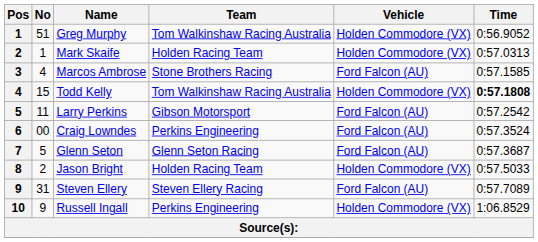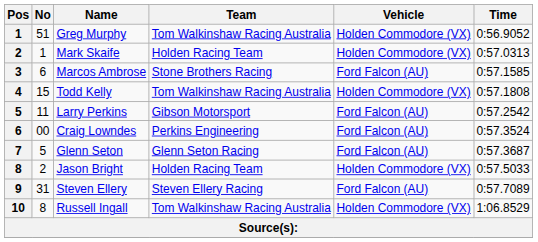(43, 72) 4 -> (43, 72) 6
(503, 92) bold -> (503, 92) normal
(43, 208) 9 -> (43, 208) 8
(205, 208) Perkins Engineering -> (241, 208) Tom Walkinshaw Racing Australia
